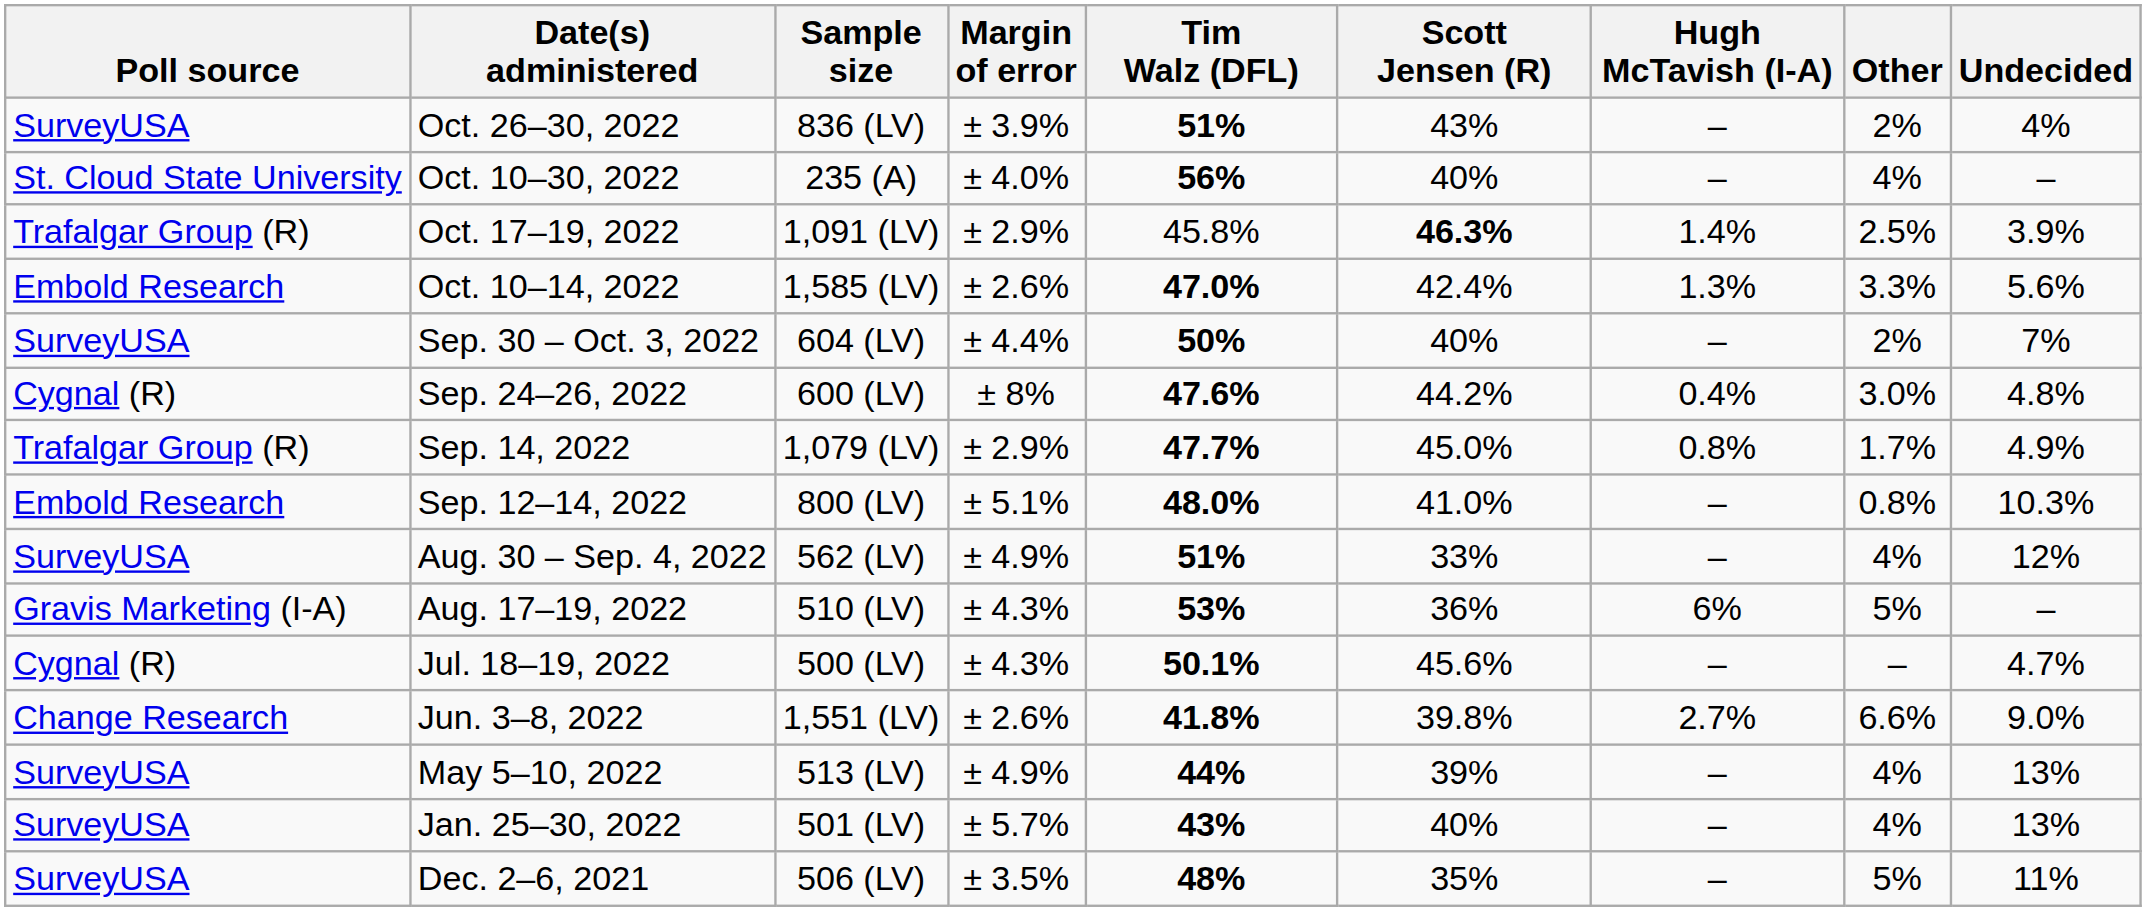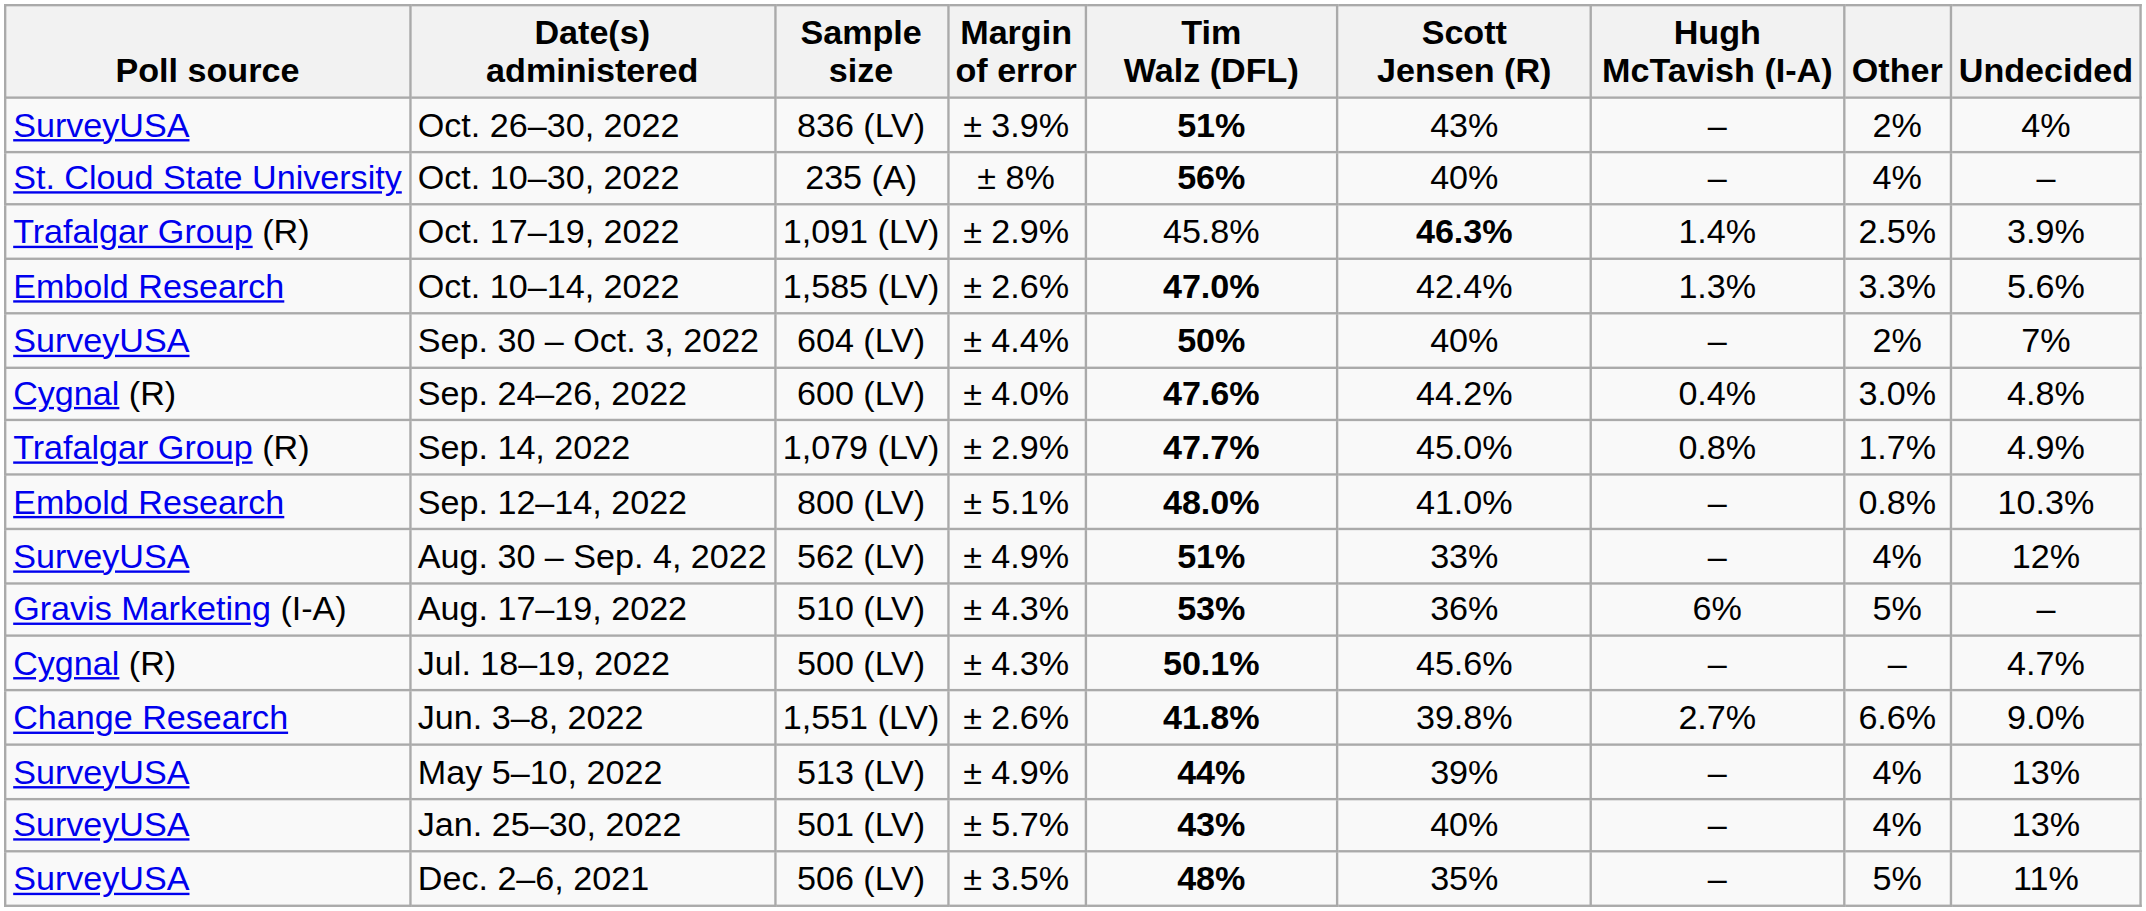(1016, 178) ± 4.0% -> (1016, 178) ± 8%
(1016, 394) ± 8% -> (1016, 394) ± 4.0%
